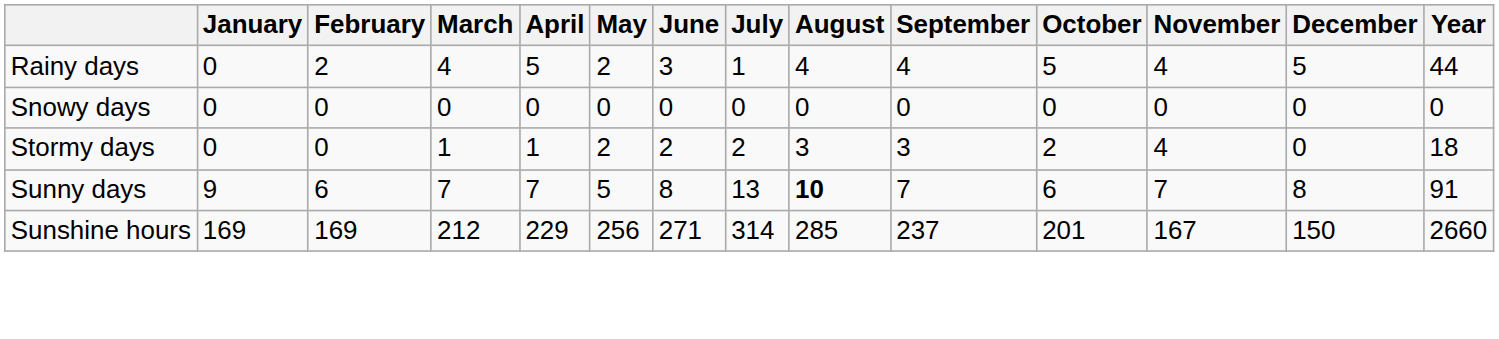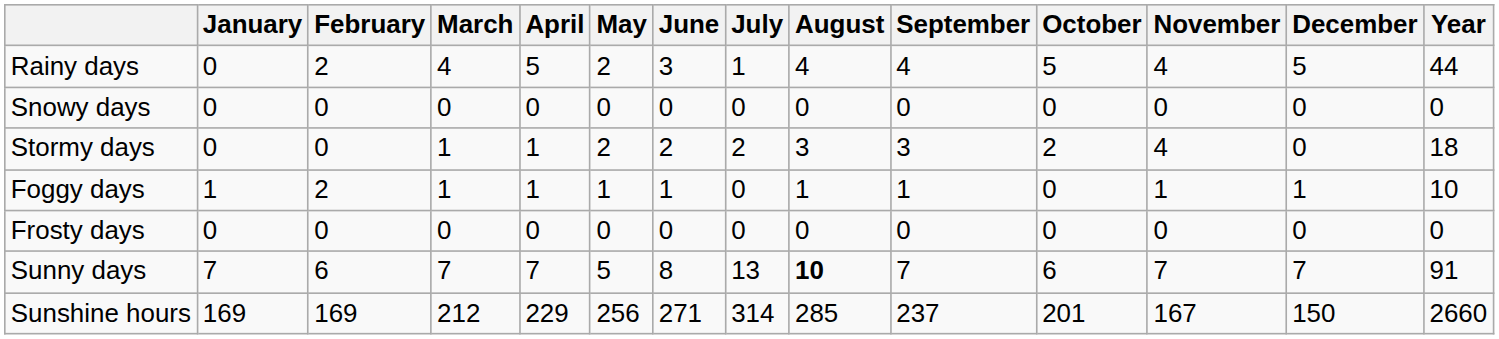+ row: (78, 189)
+ row: (78, 230)
(210, 189) 9 -> (210, 271) 7
(1299, 189) 8 -> (1299, 271) 7
